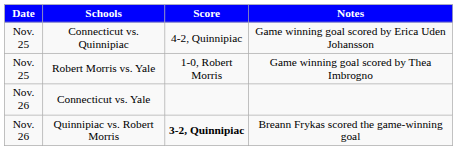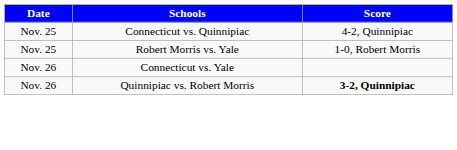- column: (351, 13)
